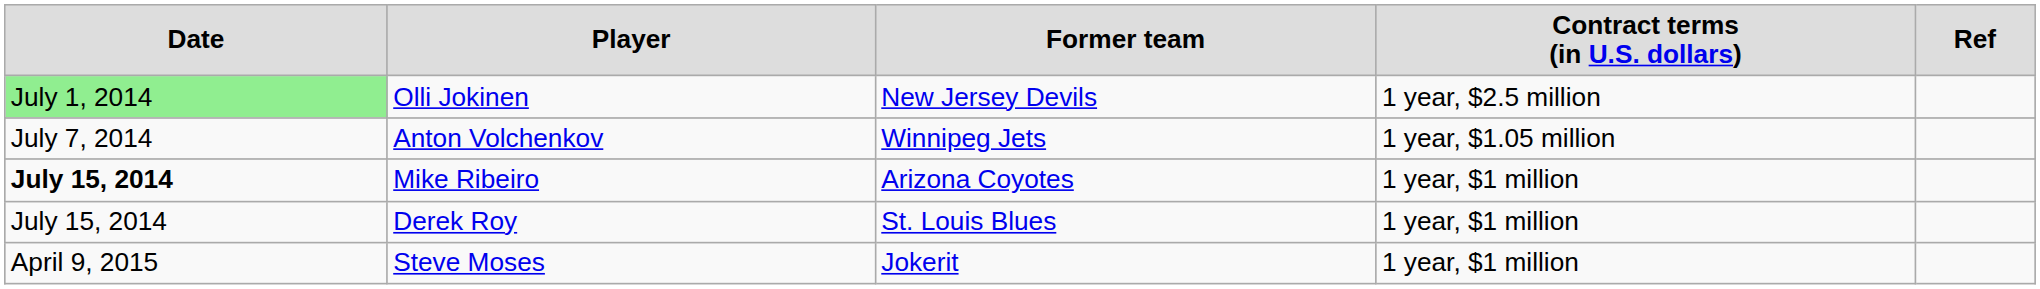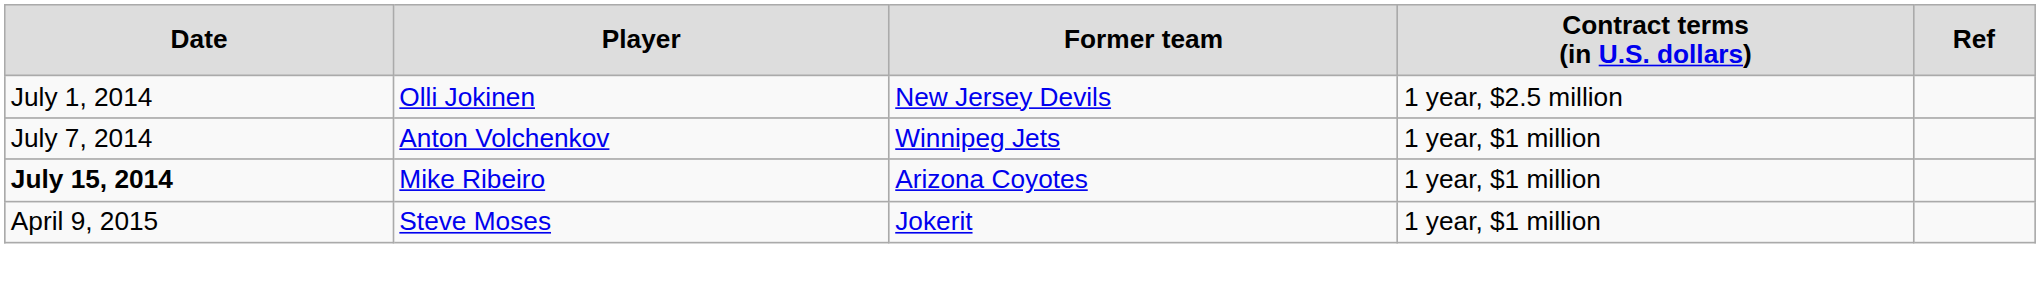(82, 96) lightgreen background -> (82, 96) no background
(1499, 138) 1 year, $1.05 million -> (1502, 138) 1 year, $1 million
- row: (455, 221)
